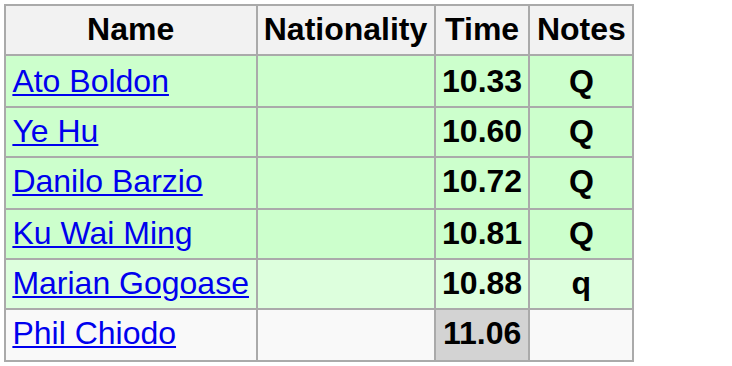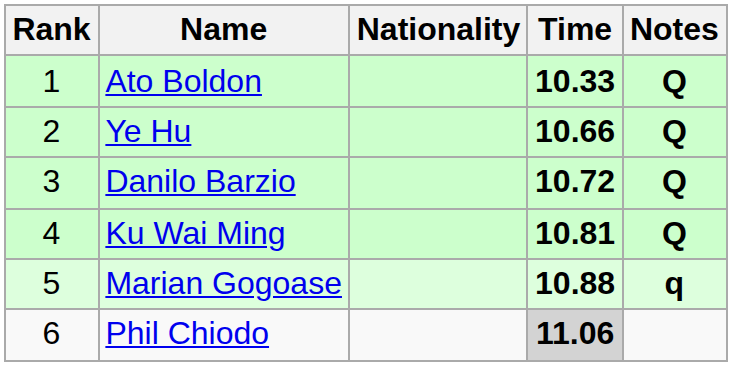+ column: (52, 29)
(482, 131) 10.60 -> (575, 131) 10.66
